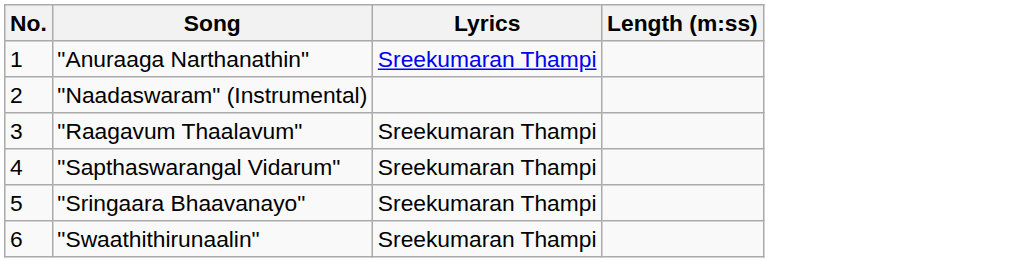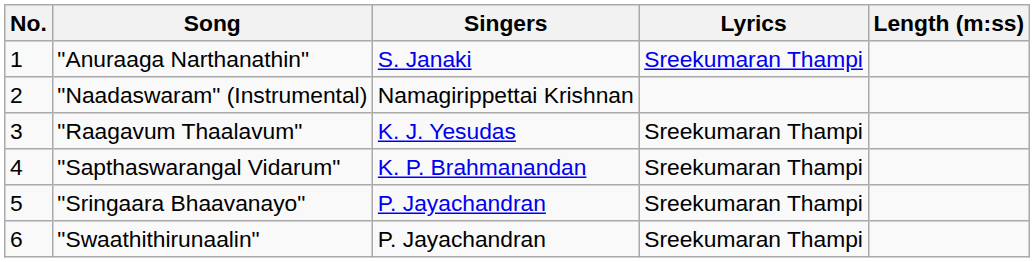+ column: (506, 23)
